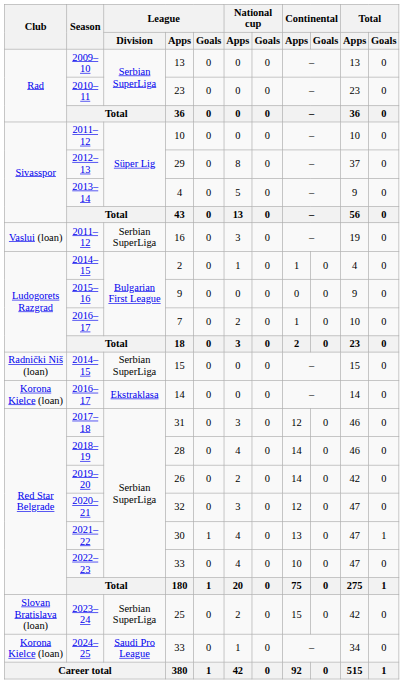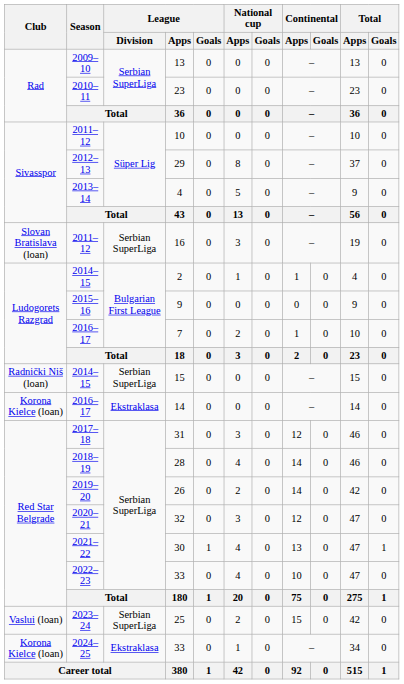(36, 237) Vaslui (loan) -> (36, 243) Slovan Bratislava (loan)
(36, 614) Slovan Bratislava (loan) -> (36, 620) Vaslui (loan)
(135, 648) Saudi Pro League -> (135, 648) Ekstraklasa
